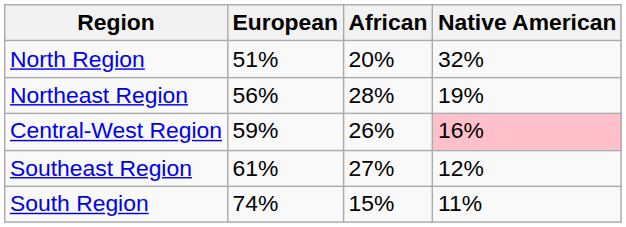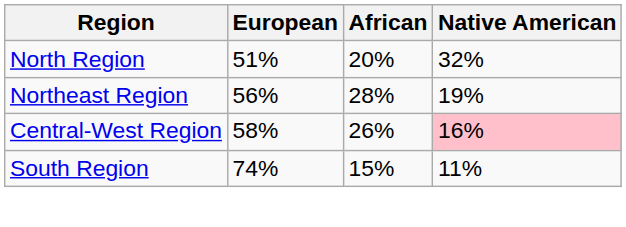(255, 131) 59% -> (255, 131) 58%
- row: (101, 167)
